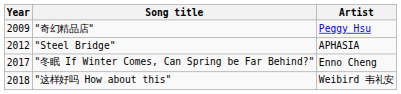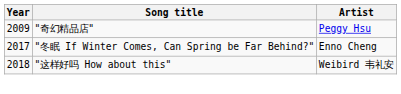- row: (75, 46)
